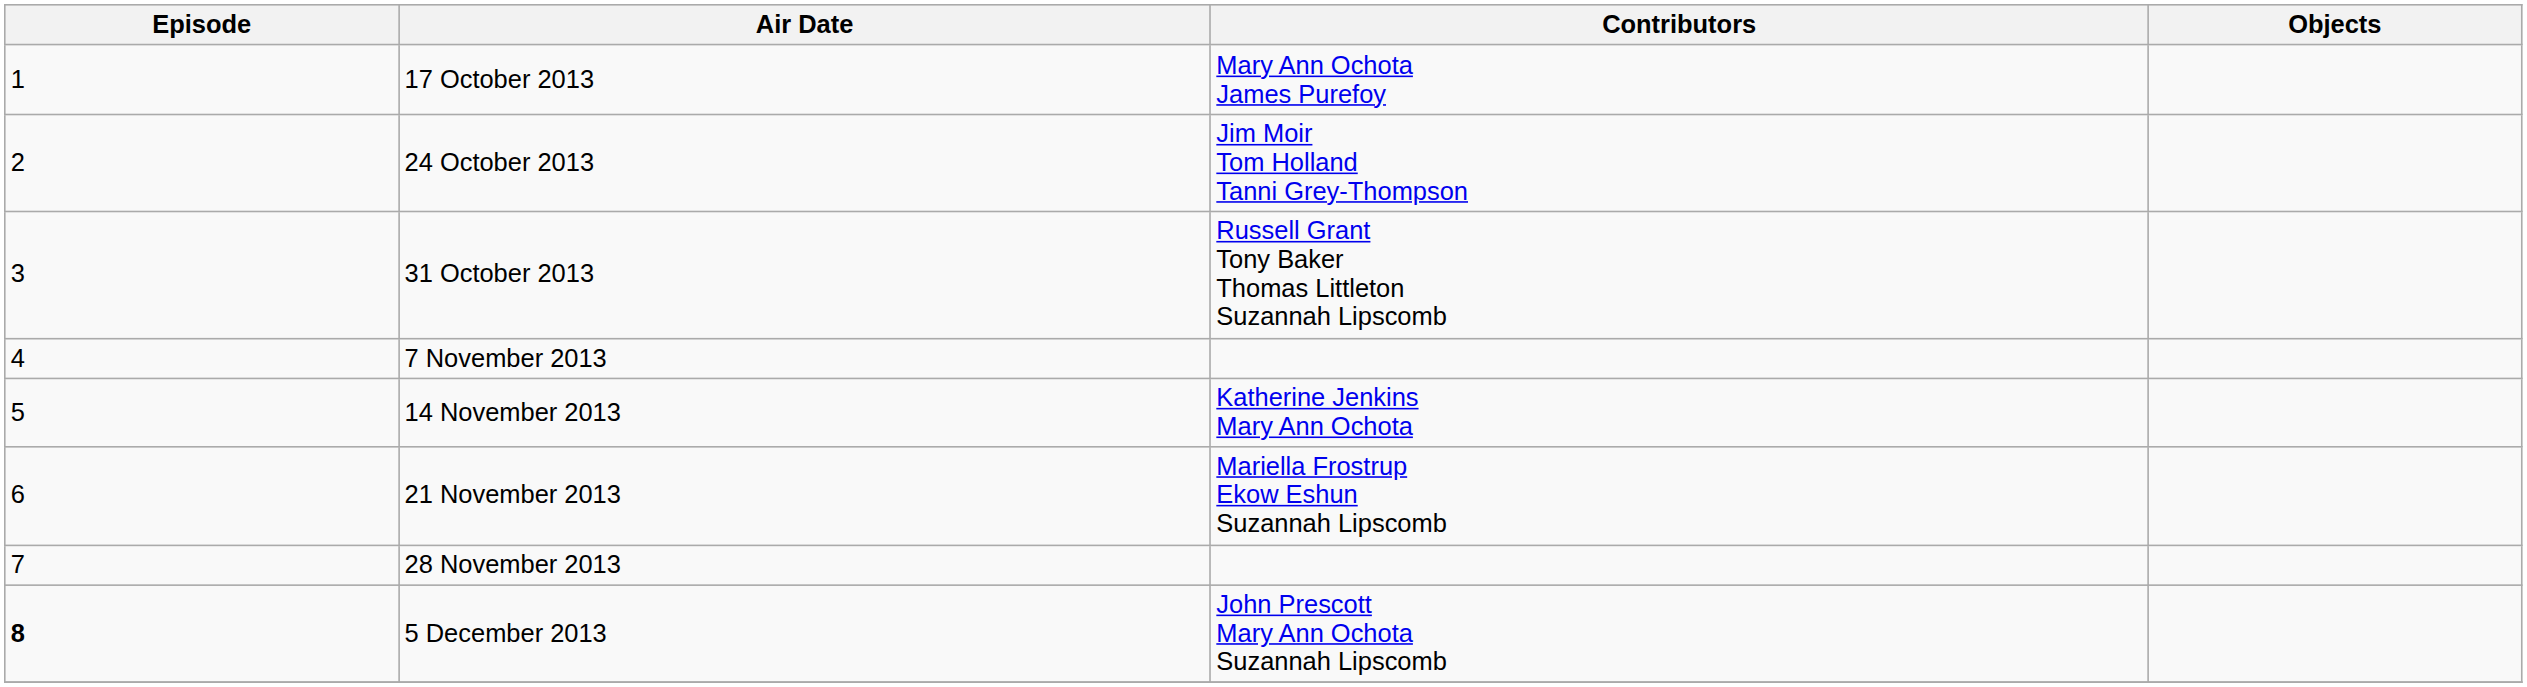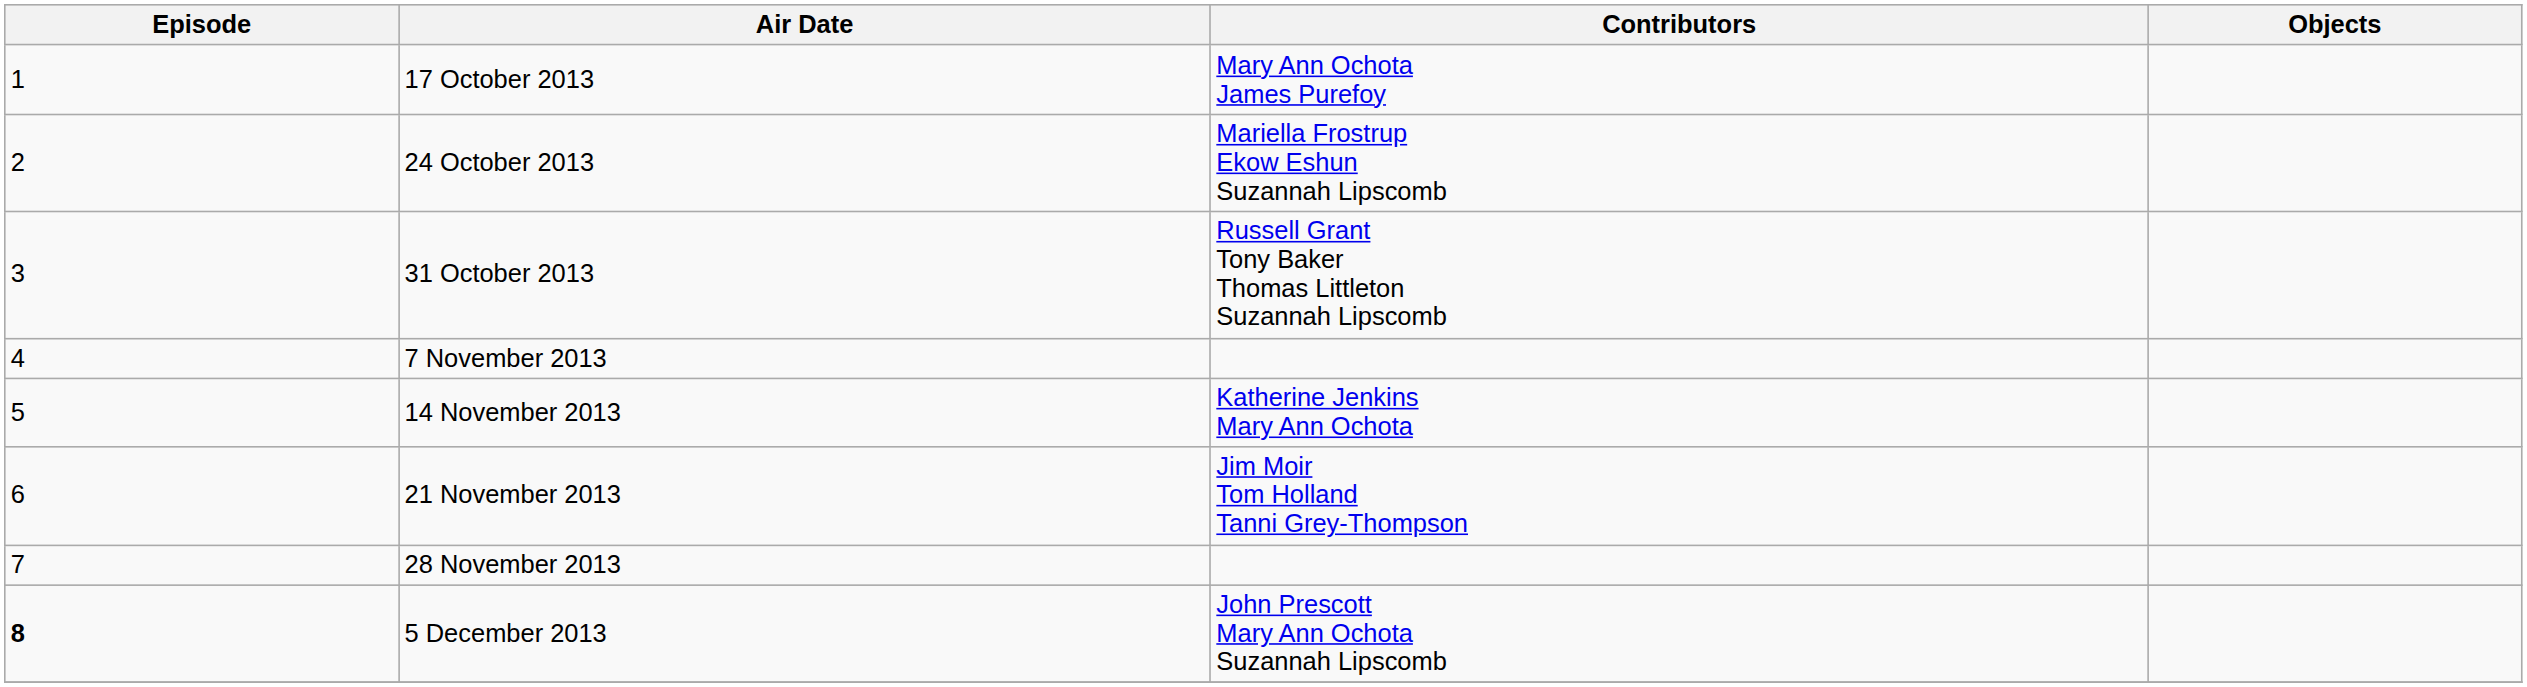(1342, 162) Jim Moir Tom Holland Tanni Grey-Thompson -> (1332, 162) Mariella Frostrup Ekow Eshun Suzannah Lipscomb
(1332, 495) Mariella Frostrup Ekow Eshun Suzannah Lipscomb -> (1342, 495) Jim Moir Tom Holland Tanni Grey-Thompson
